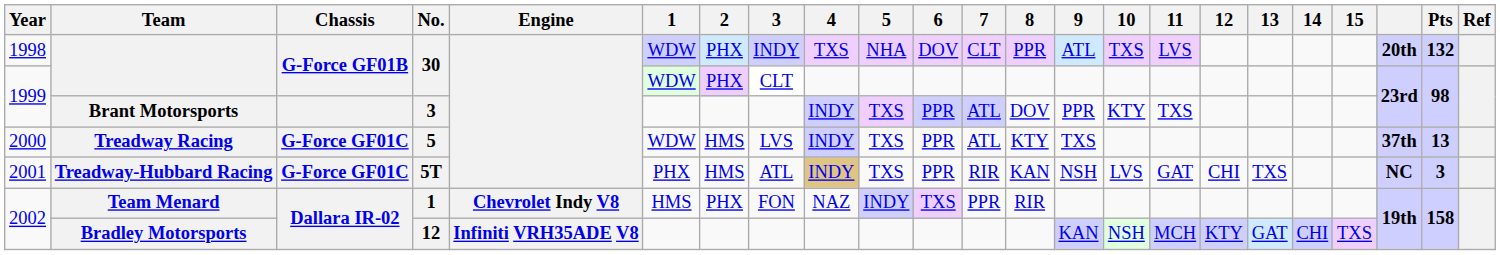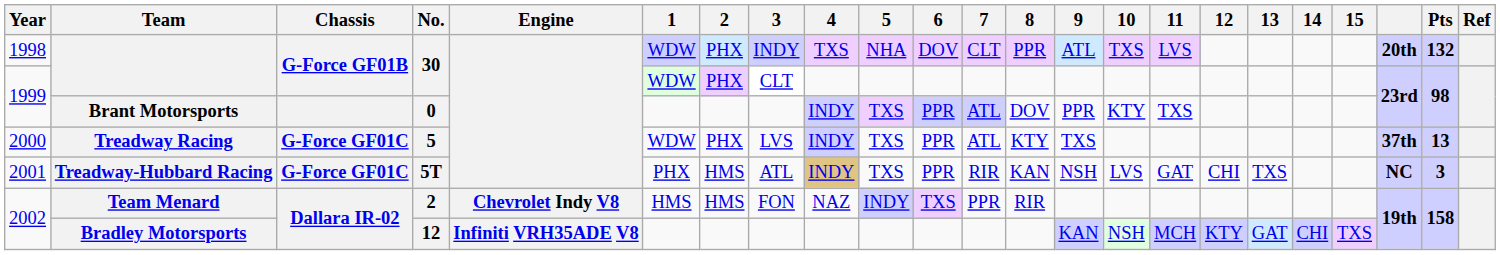(431, 110) 3 -> (431, 110) 0
(724, 141) HMS -> (724, 141) PHX
(431, 202) 1 -> (431, 202) 2
(724, 202) PHX -> (724, 202) HMS
